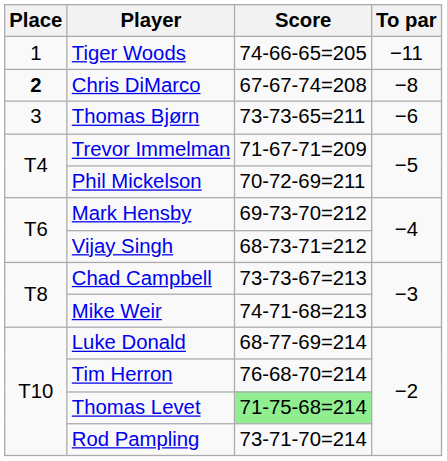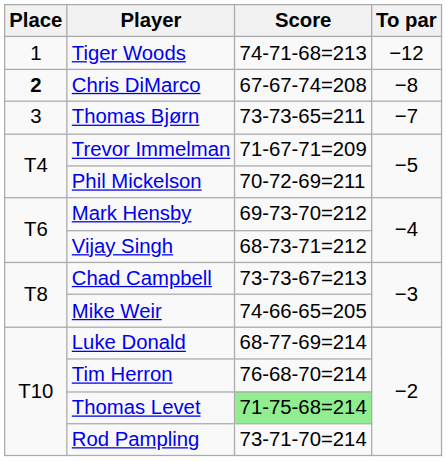(303, 52) 74-66-65=205 -> (303, 52) 74-71-68=213
(406, 52) −11 -> (406, 52) −12
(406, 117) −6 -> (406, 117) −7
(303, 310) 74-71-68=213 -> (303, 310) 74-66-65=205
